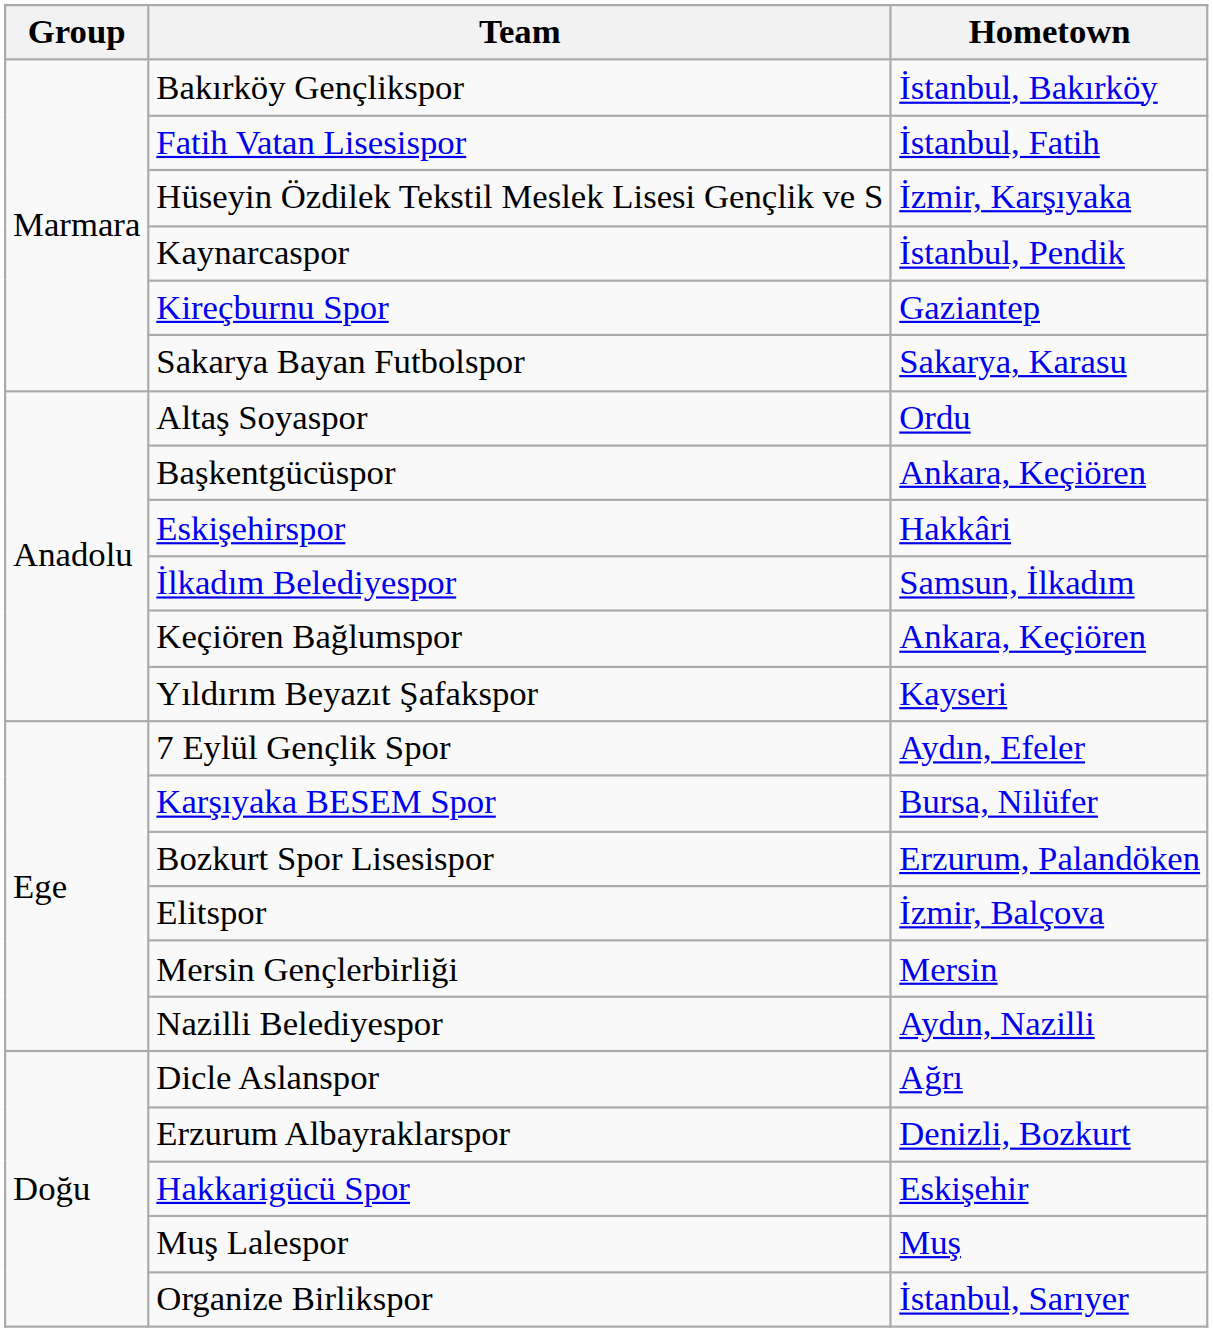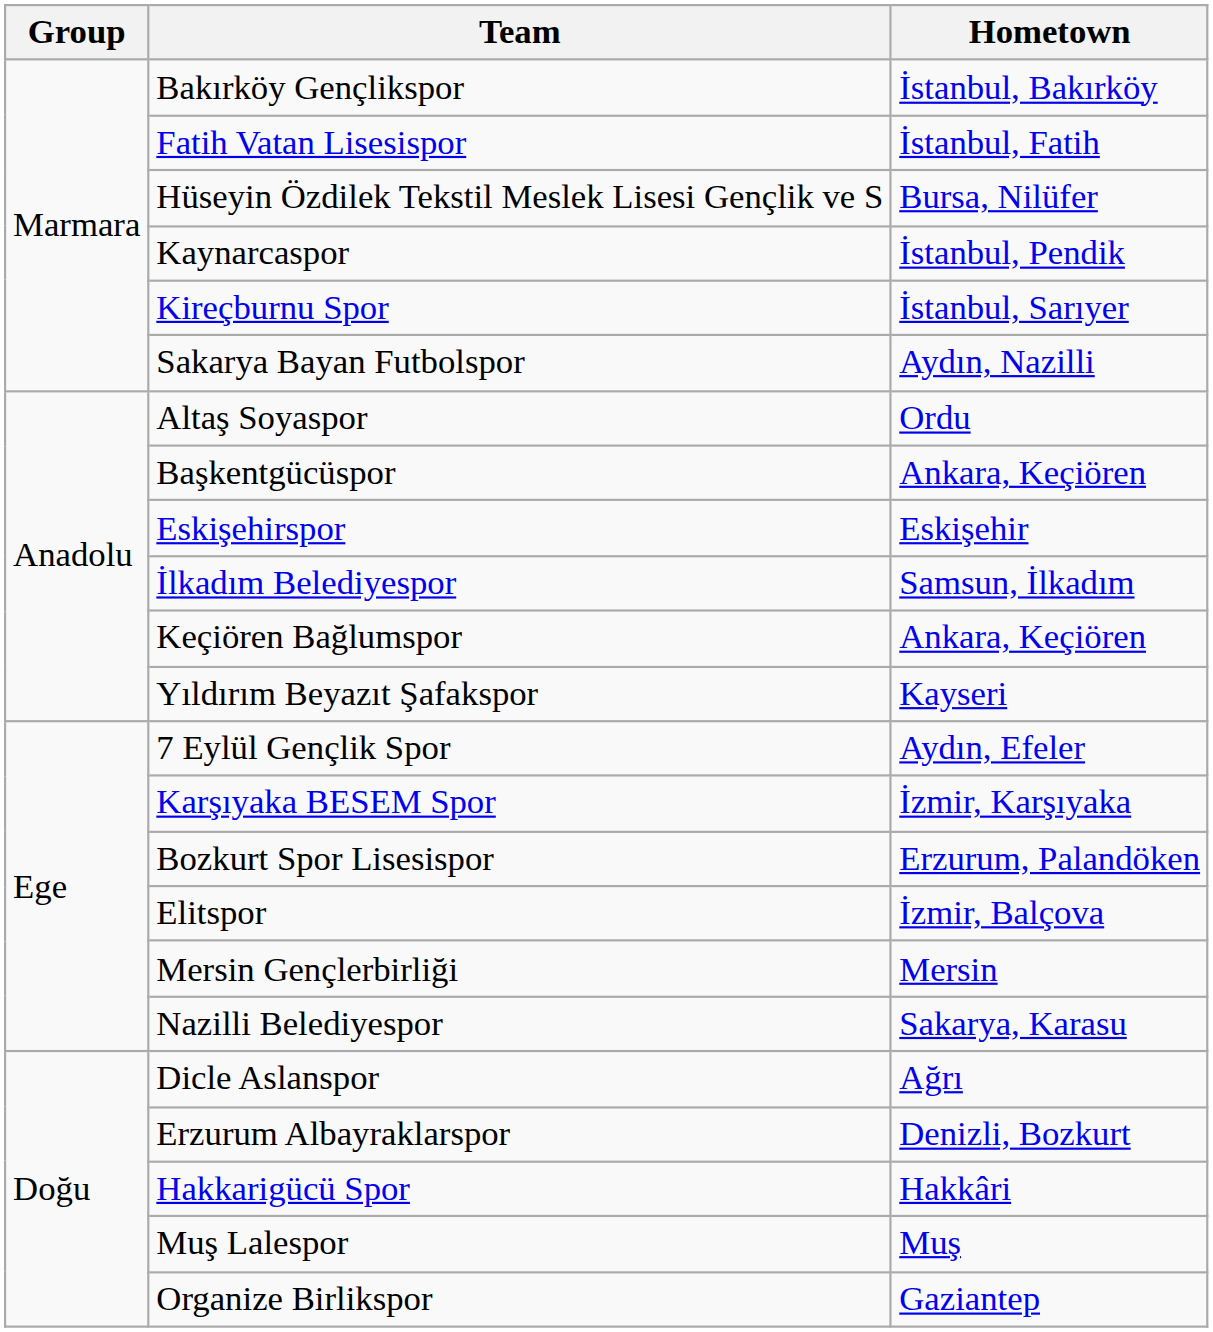(1015, 197) İzmir, Karşıyaka -> (999, 197) Bursa, Nilüfer
(970, 307) Gaziantep -> (1014, 307) İstanbul, Sarıyer
(1013, 362) Sakarya, Karasu -> (997, 362) Aydın, Nazilli
(955, 527) Hakkâri -> (964, 527) Eskişehir
(999, 802) Bursa, Nilüfer -> (1015, 802) İzmir, Karşıyaka
(997, 1023) Aydın, Nazilli -> (1013, 1023) Sakarya, Karasu
(964, 1188) Eskişehir -> (955, 1188) Hakkâri
(1014, 1298) İstanbul, Sarıyer -> (970, 1298) Gaziantep
